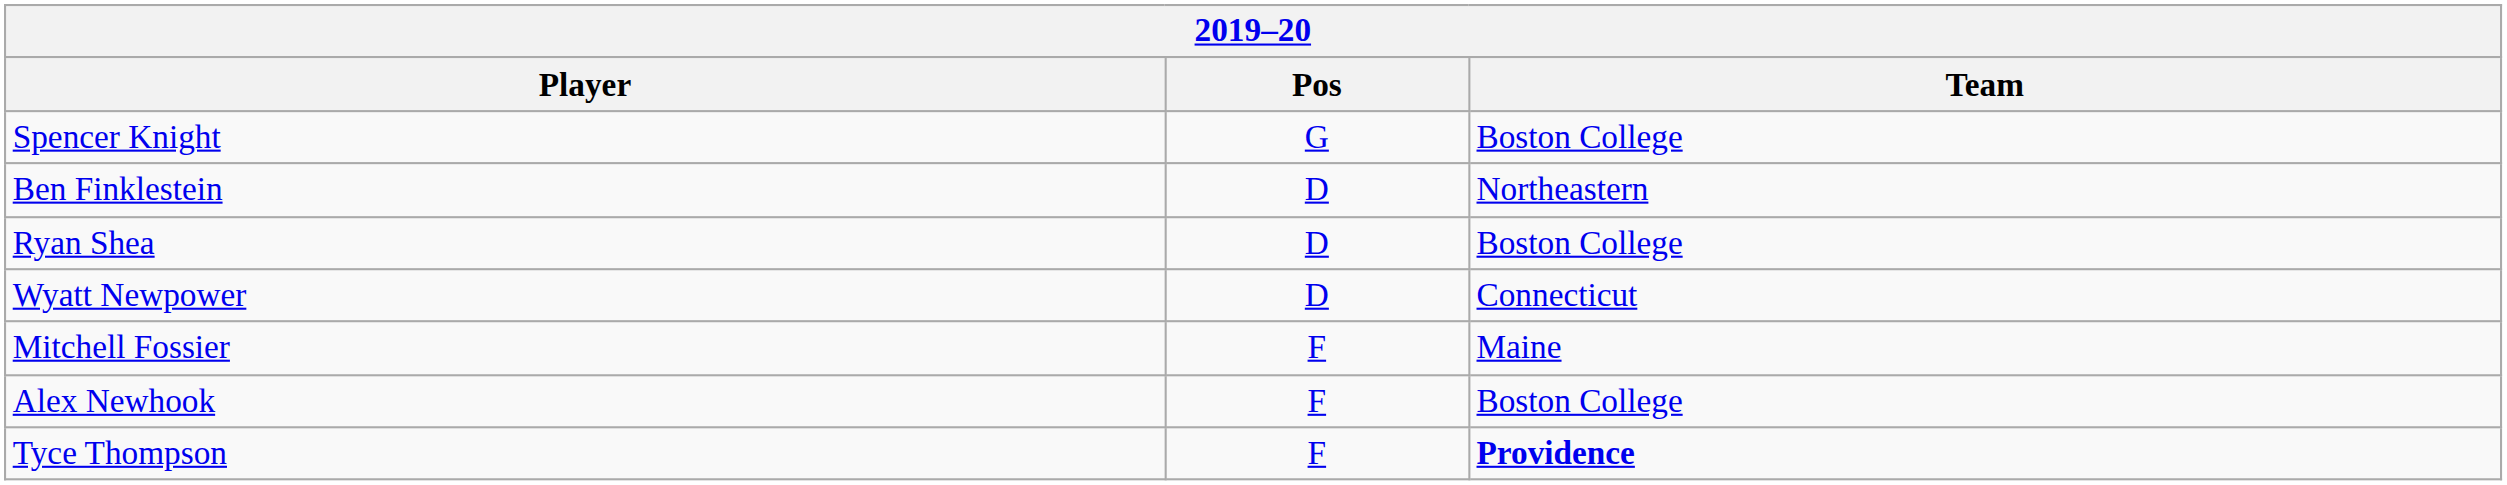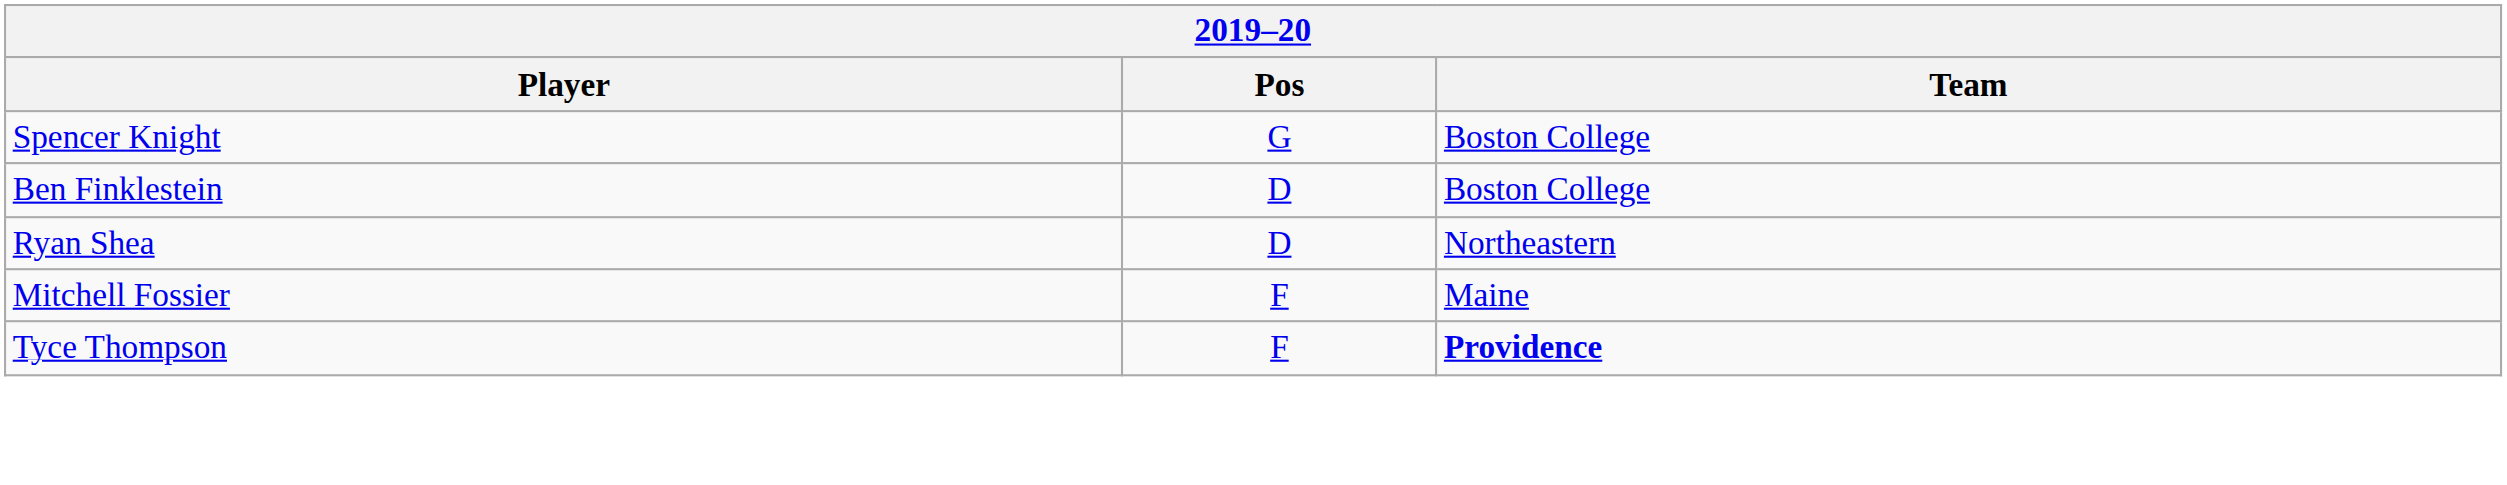(1562, 189) Northeastern -> (1547, 189) Boston College
(1580, 242) Boston College -> (1530, 242) Northeastern
- row: (130, 294)
- row: (114, 400)
